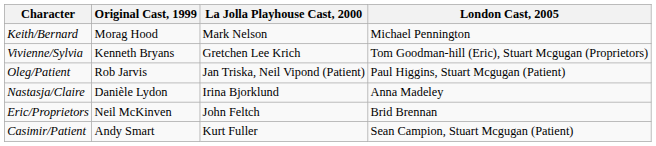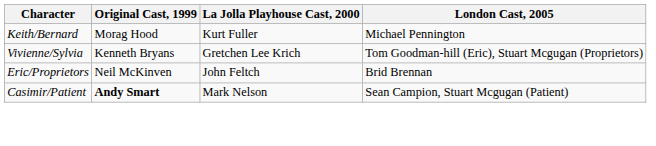(235, 33) Mark Nelson -> (230, 33) Kurt Fuller
- row: (39, 72)
- row: (46, 92)
(125, 131) normal -> (127, 92) bold
(230, 131) Kurt Fuller -> (235, 92) Mark Nelson
